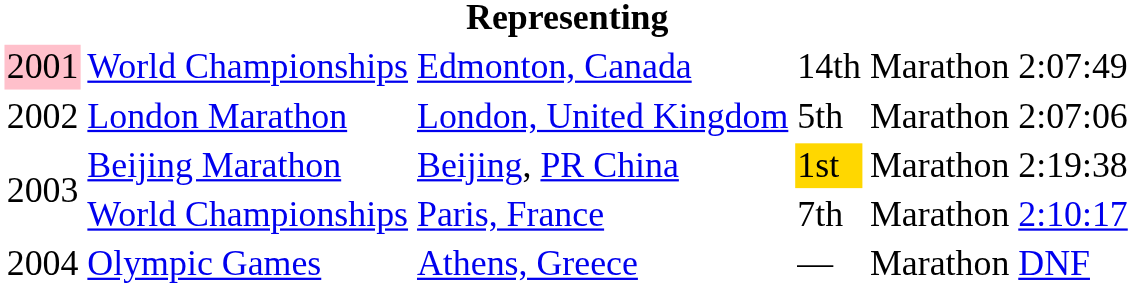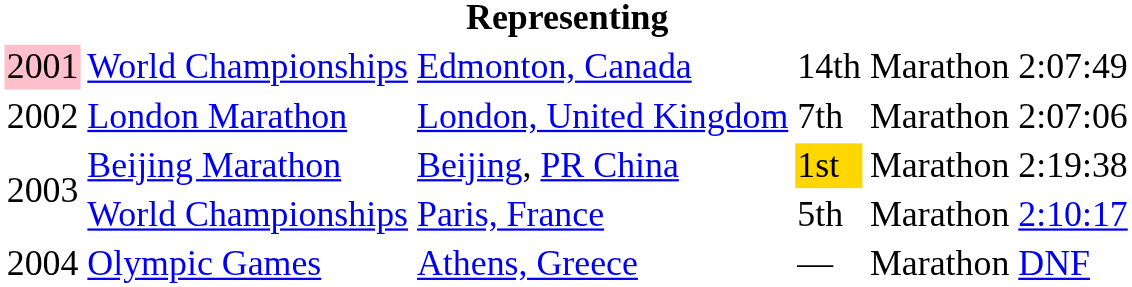(820, 115) 5th -> (820, 115) 7th
(820, 214) 7th -> (820, 214) 5th
